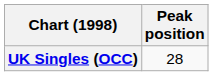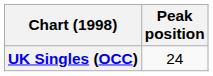(175, 58) 28 -> (175, 58) 24
